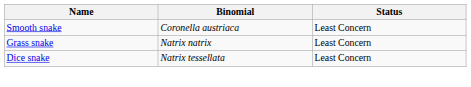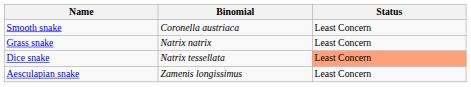(343, 58) no background -> (343, 58) lightsalmon background
+ row: (43, 74)
